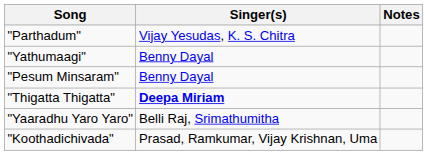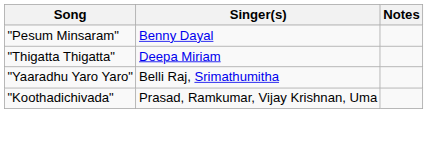- row: (44, 35)
- row: (47, 56)
(182, 98) bold -> (180, 56) normal
